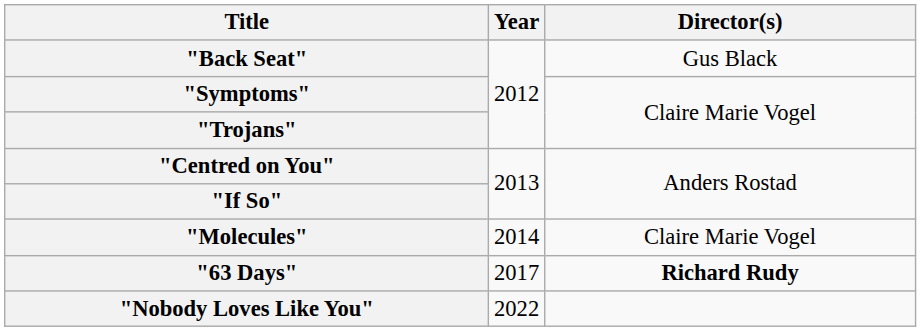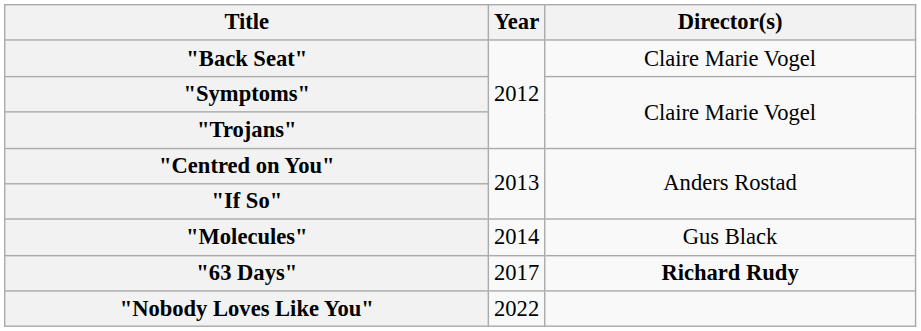(730, 58) Gus Black -> (730, 58) Claire Marie Vogel
(730, 237) Claire Marie Vogel -> (730, 237) Gus Black
